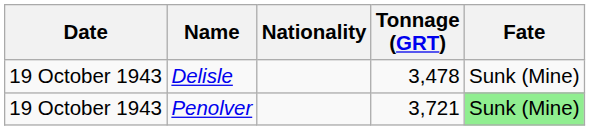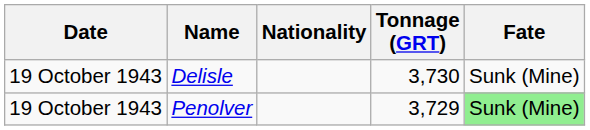(434, 76) 3,478 -> (434, 76) 3,730
(434, 108) 3,721 -> (434, 108) 3,729
